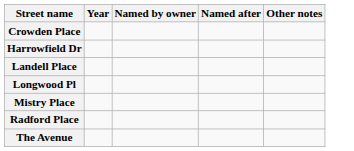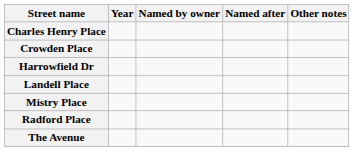+ row: (56, 31)
- row: (44, 84)
